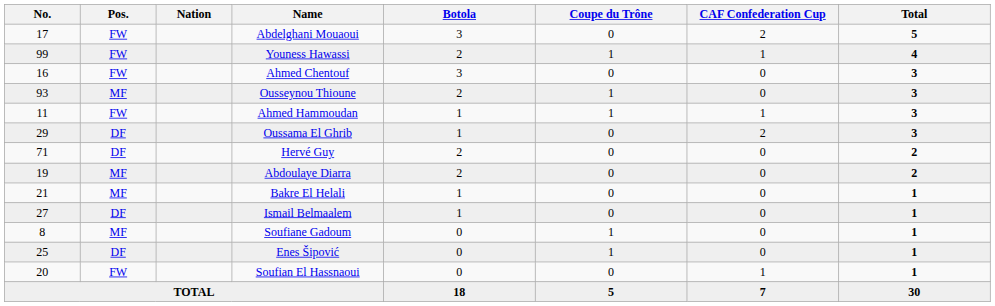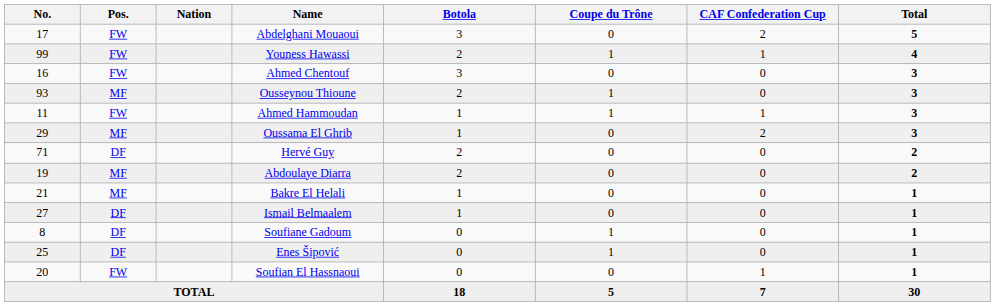(118, 133) DF -> (118, 133) MF
(118, 232) MF -> (118, 232) DF
